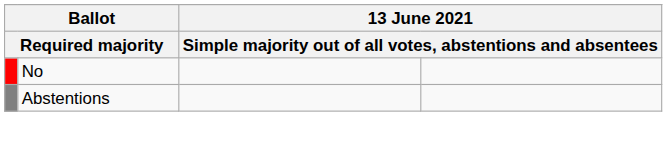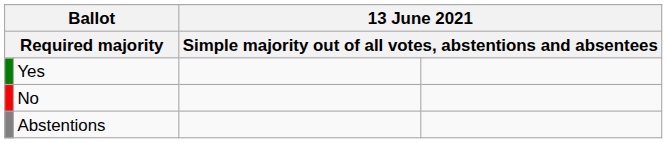+ row: (31, 72)
